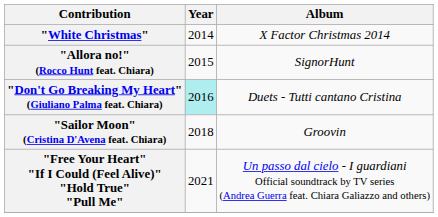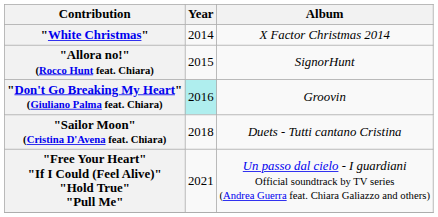(325, 97) Duets - Tutti cantano Cristina -> (325, 97) Groovin
(325, 131) Groovin -> (325, 131) Duets - Tutti cantano Cristina
